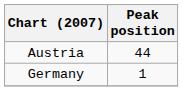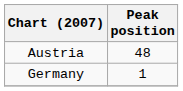(143, 53) 44 -> (143, 53) 48
